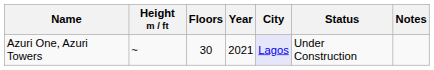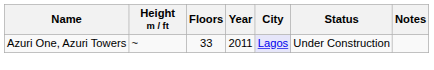(206, 50) 30 -> (206, 43) 33
(241, 50) 2021 -> (240, 43) 2011
